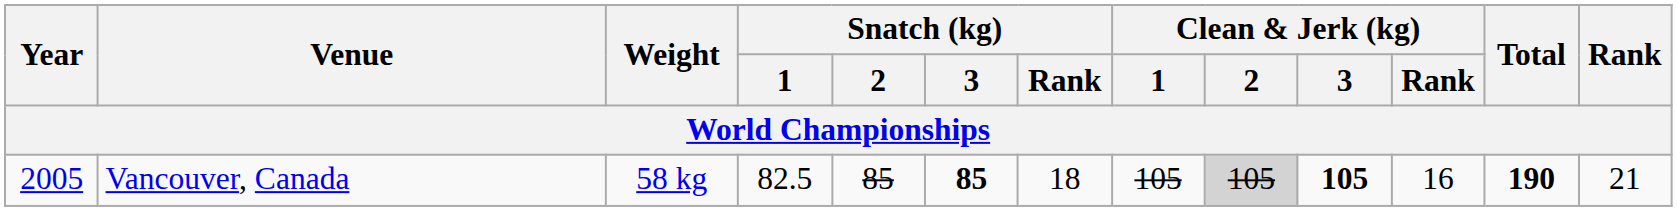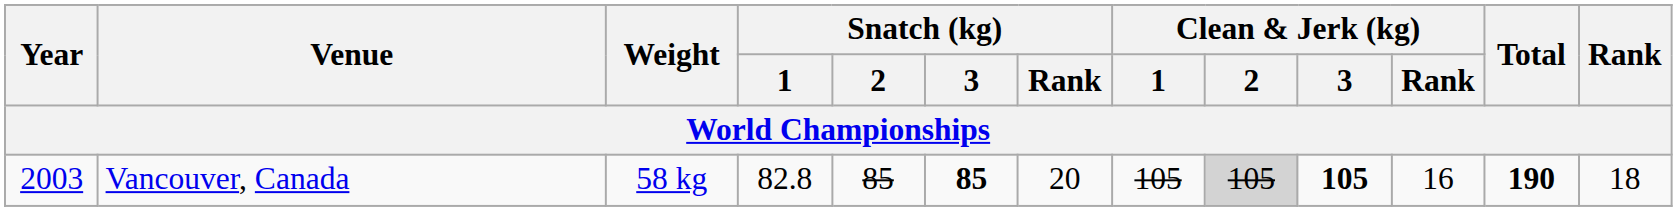(52, 179) 2005 -> (52, 179) 2003
(785, 179) 82.5 -> (785, 179) 82.8
(1065, 179) 18 -> (1065, 179) 20
(1625, 179) 21 -> (1625, 179) 18
